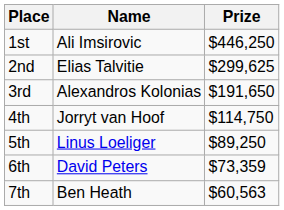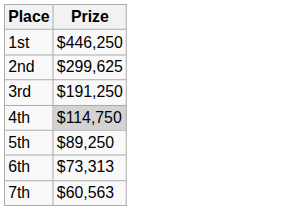- column: (129, 17)
(242, 92) $191,650 -> (90, 92) $191,250
(241, 117) no background -> (89, 117) lightgrey background
(237, 167) $73,359 -> (85, 167) $73,313
